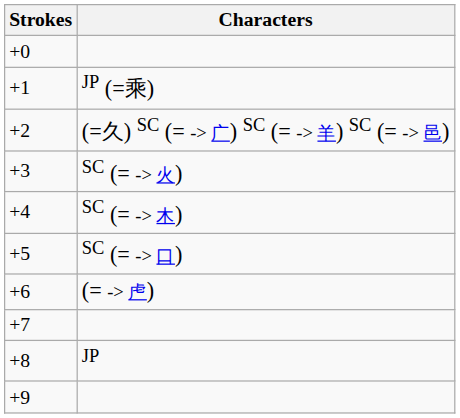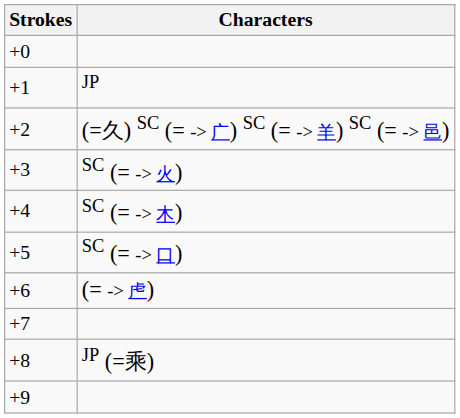(118, 87) JP (=乘) -> (91, 82) JP
(91, 356) JP -> (118, 359) JP (=乘)
